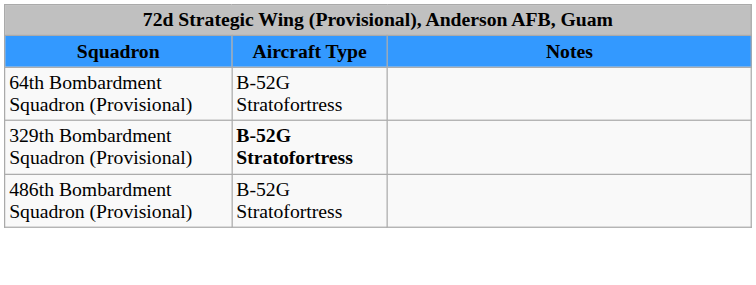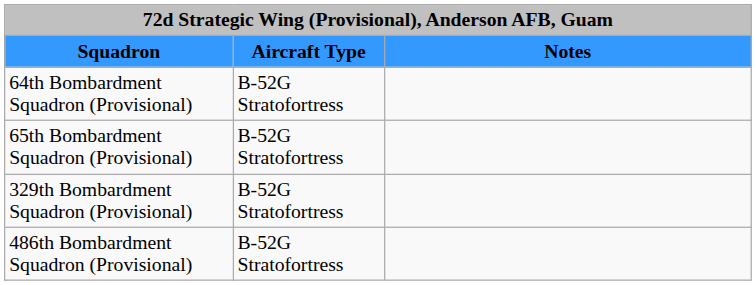+ row: (101, 146)
(295, 146) bold -> (290, 200) normal
